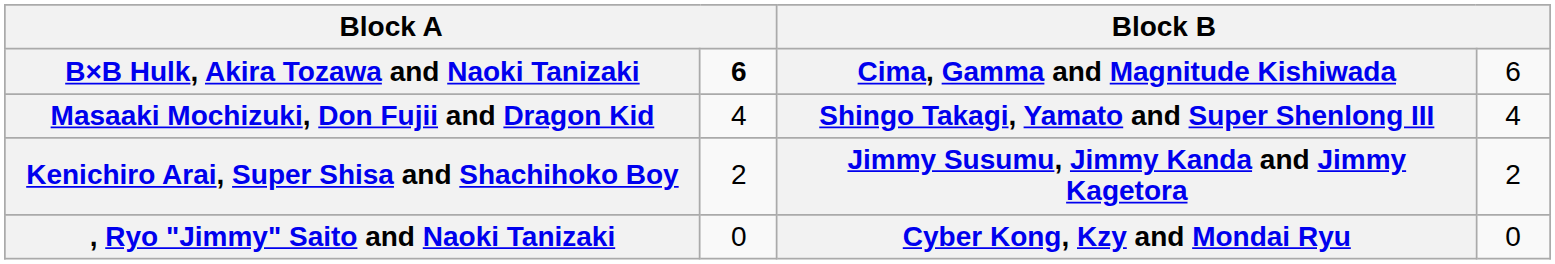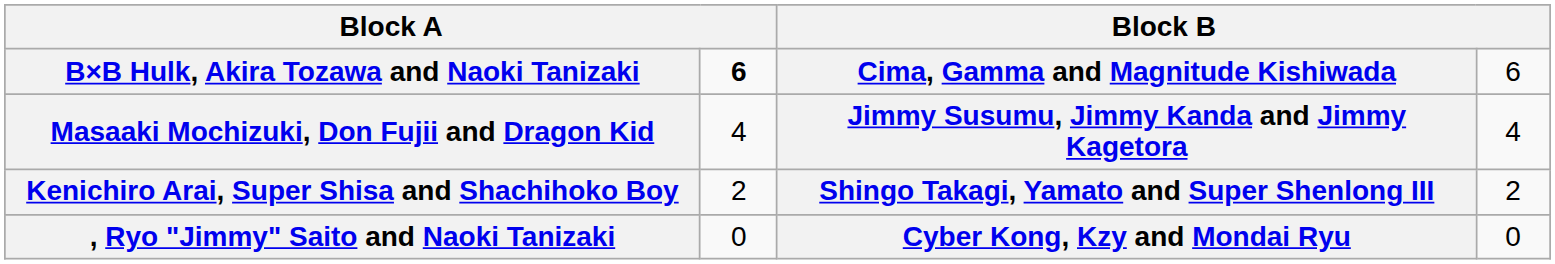(1127, 115) Shingo Takagi, Yamato and Super Shenlong III -> (1127, 131) Jimmy Susumu, Jimmy Kanda and Jimmy Kagetora
(1127, 175) Jimmy Susumu, Jimmy Kanda and Jimmy Kagetora -> (1127, 191) Shingo Takagi, Yamato and Super Shenlong III
